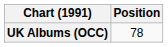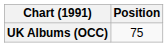(137, 32) 78 -> (137, 32) 75
